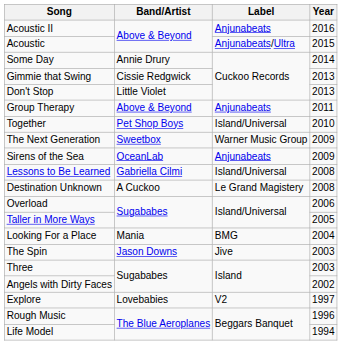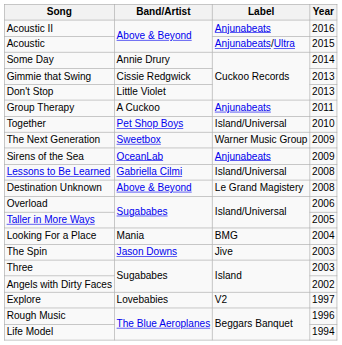(154, 108) Above & Beyond -> (138, 108) A Cuckoo
(138, 188) A Cuckoo -> (154, 188) Above & Beyond
